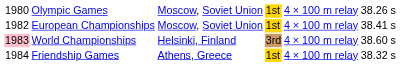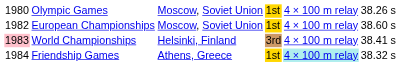(378, 25) 38.41 s -> (378, 25) 38.60 s
(378, 40) 38.60 s -> (378, 40) 38.41 s
(321, 55) no background -> (321, 55) paleturquoise background
